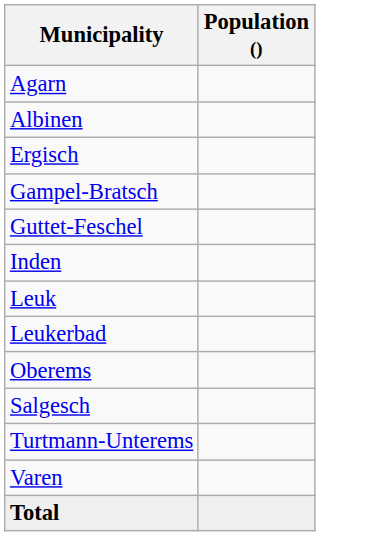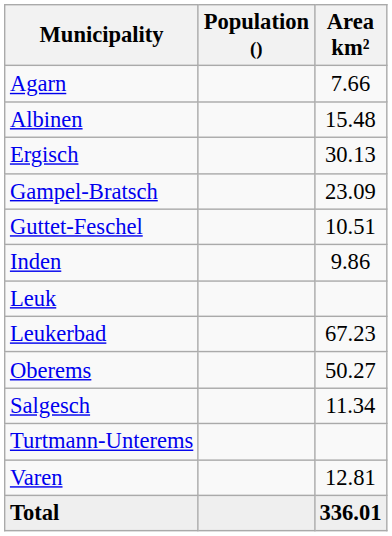+ column: (350, 35)
